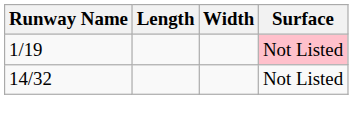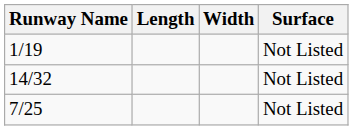(303, 49) pink background -> (303, 49) no background
+ row: (26, 109)
